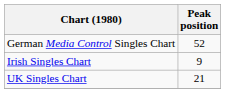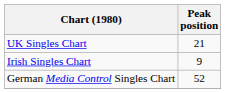rows swapped: (91, 43) <-> (47, 79)
